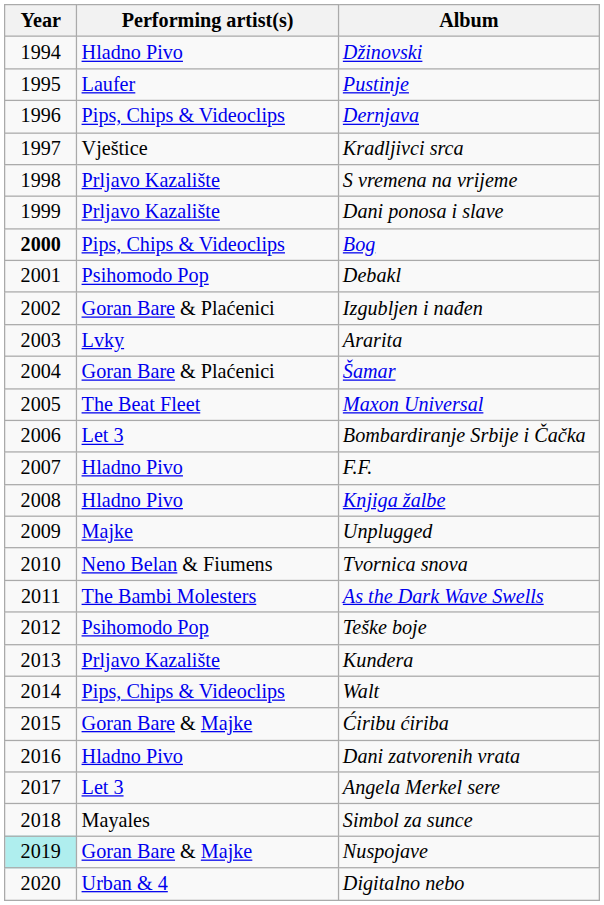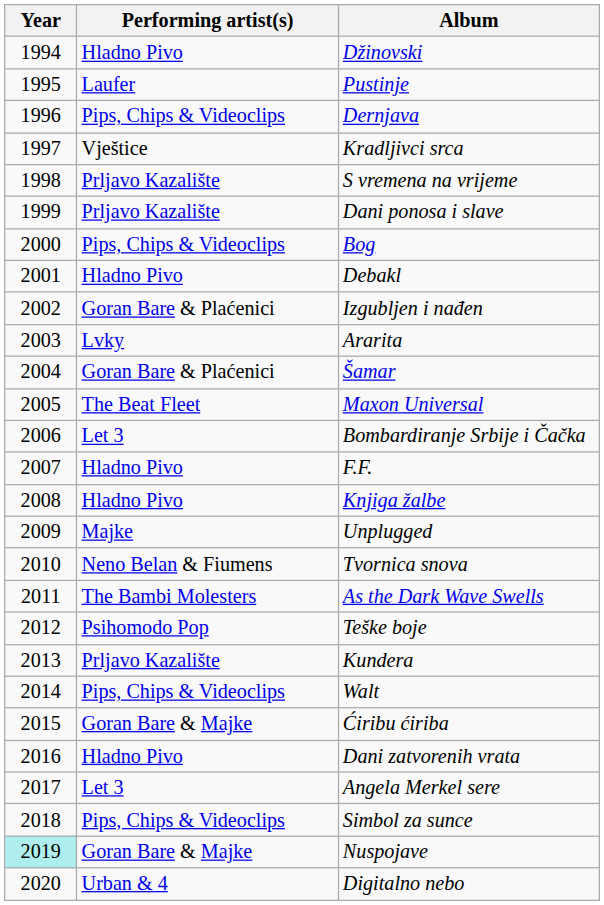(41, 244) bold -> (41, 244) normal
(145, 276) Psihomodo Pop -> (132, 276) Hladno Pivo
(116, 819) Mayales -> (183, 819) Pips, Chips & Videoclips
